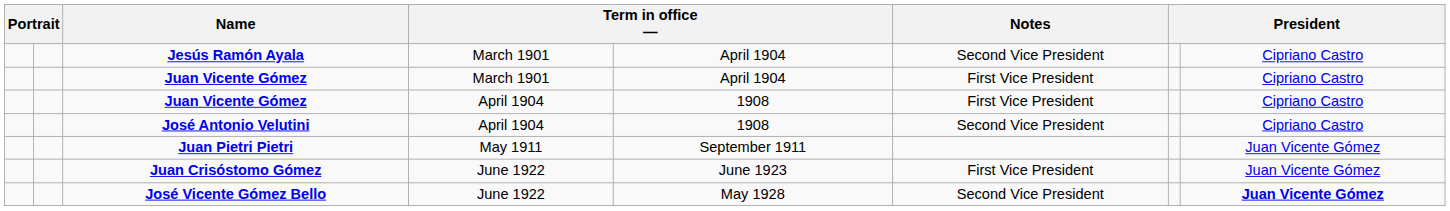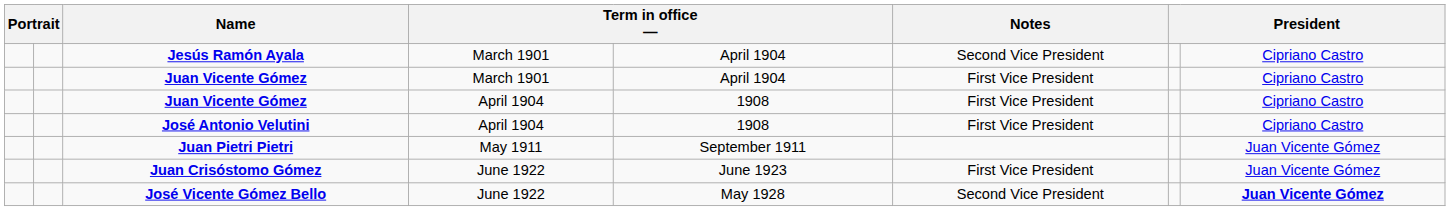(1030, 124) Second Vice President -> (1030, 124) First Vice President
